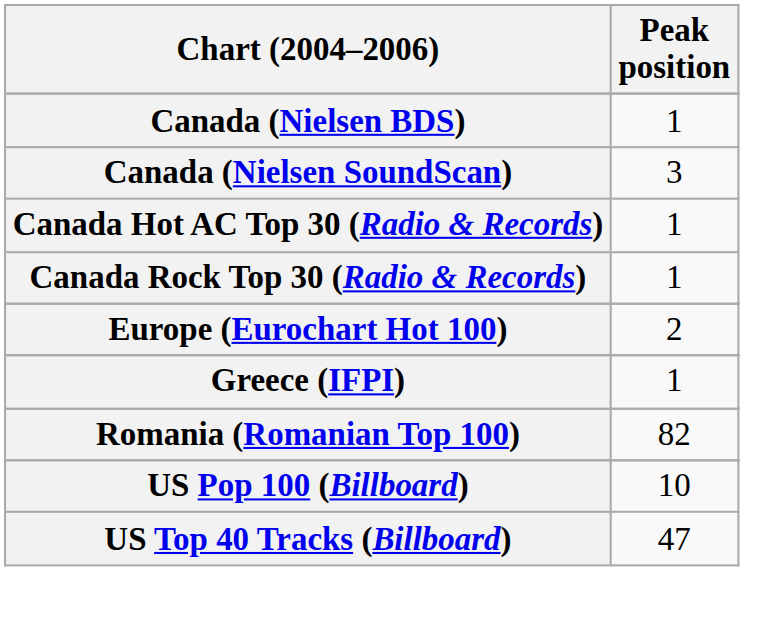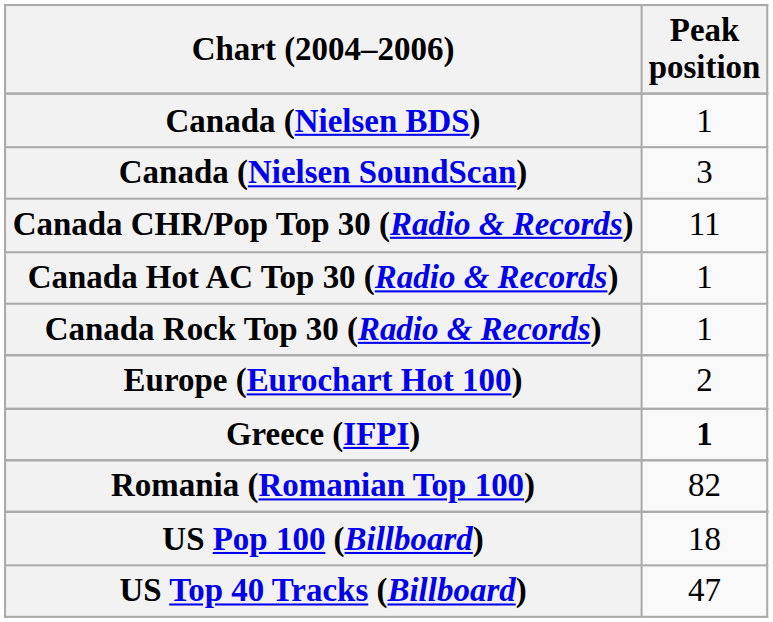+ row: (323, 224)
(674, 381) normal -> (705, 433) bold
(674, 485) 10 -> (705, 538) 18
